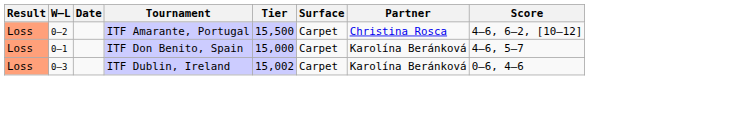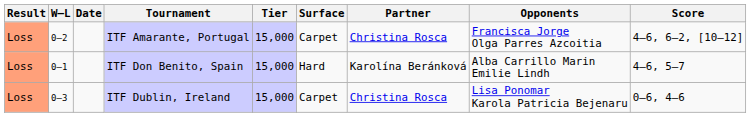+ column: (550, 13)
(274, 31) 15,500 -> (274, 37) 15,000
(319, 48) Carpet -> (312, 67) Hard
(274, 66) 15,002 -> (274, 97) 15,000
(408, 66) Karolína Beránková -> (398, 97) Christina Rosca
